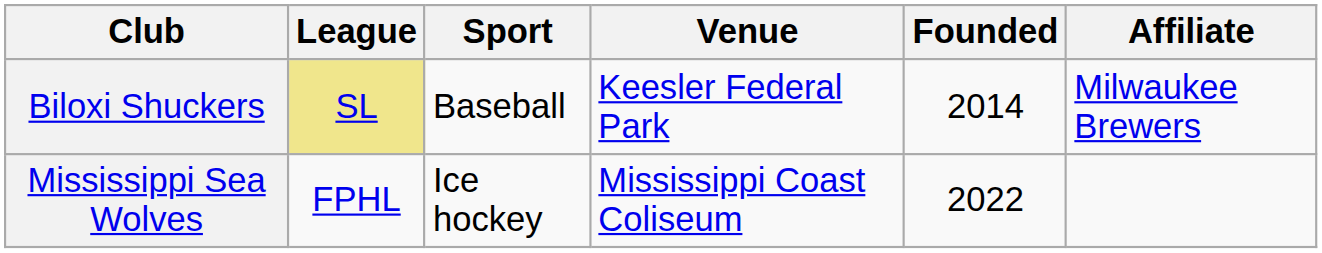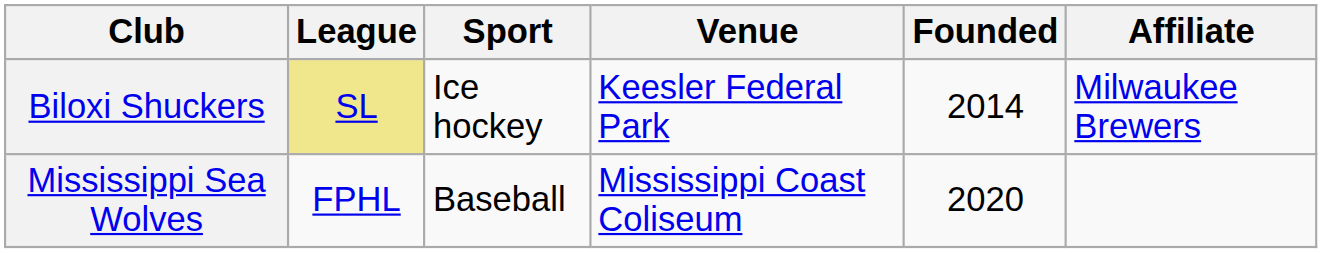(499, 106) Baseball -> (488, 106) Ice hockey
(488, 199) Ice hockey -> (499, 199) Baseball
(985, 199) 2022 -> (985, 199) 2020
